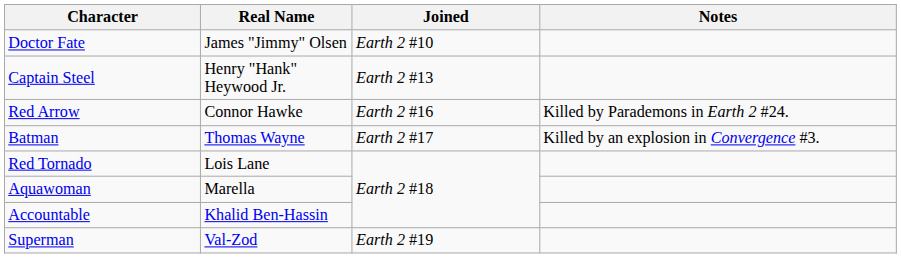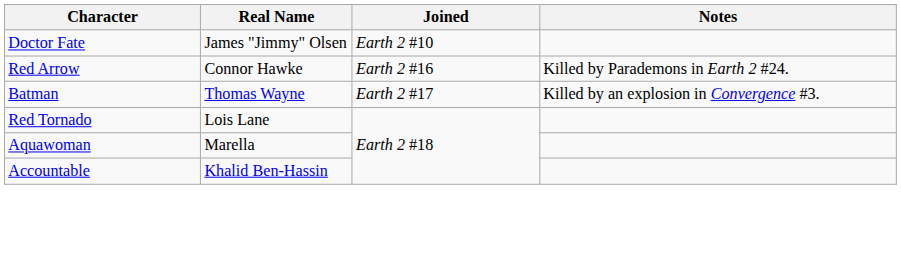- row: (52, 77)
- row: (41, 240)
